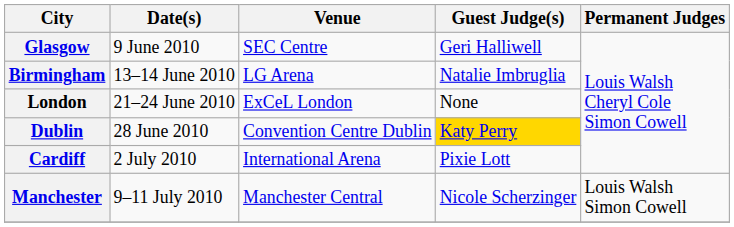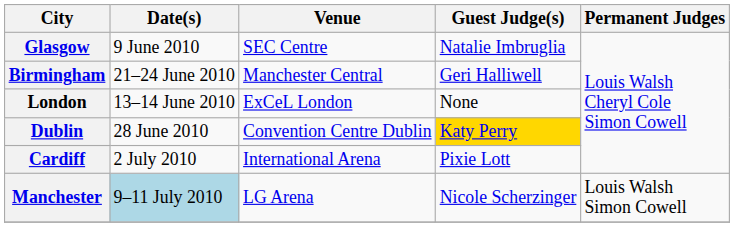(491, 46) Geri Halliwell -> (503, 46) Natalie Imbruglia
(174, 74) 13–14 June 2010 -> (174, 74) 21–24 June 2010
(278, 74) LG Arena -> (313, 74) Manchester Central
(503, 74) Natalie Imbruglia -> (491, 74) Geri Halliwell
(174, 103) 21–24 June 2010 -> (174, 103) 13–14 June 2010
(168, 197) no background -> (168, 197) lightblue background
(313, 197) Manchester Central -> (278, 197) LG Arena
